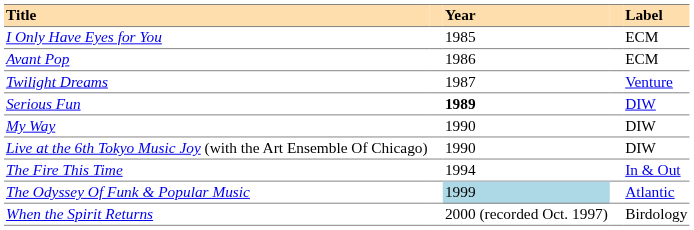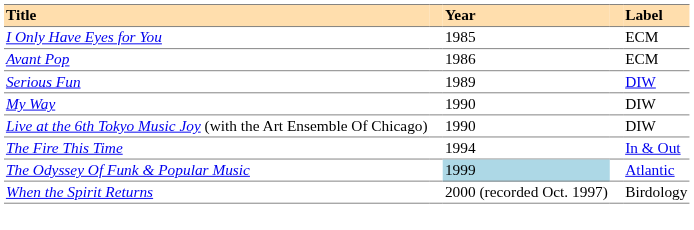- row: (57, 81)
(460, 103) bold -> (460, 81) normal
